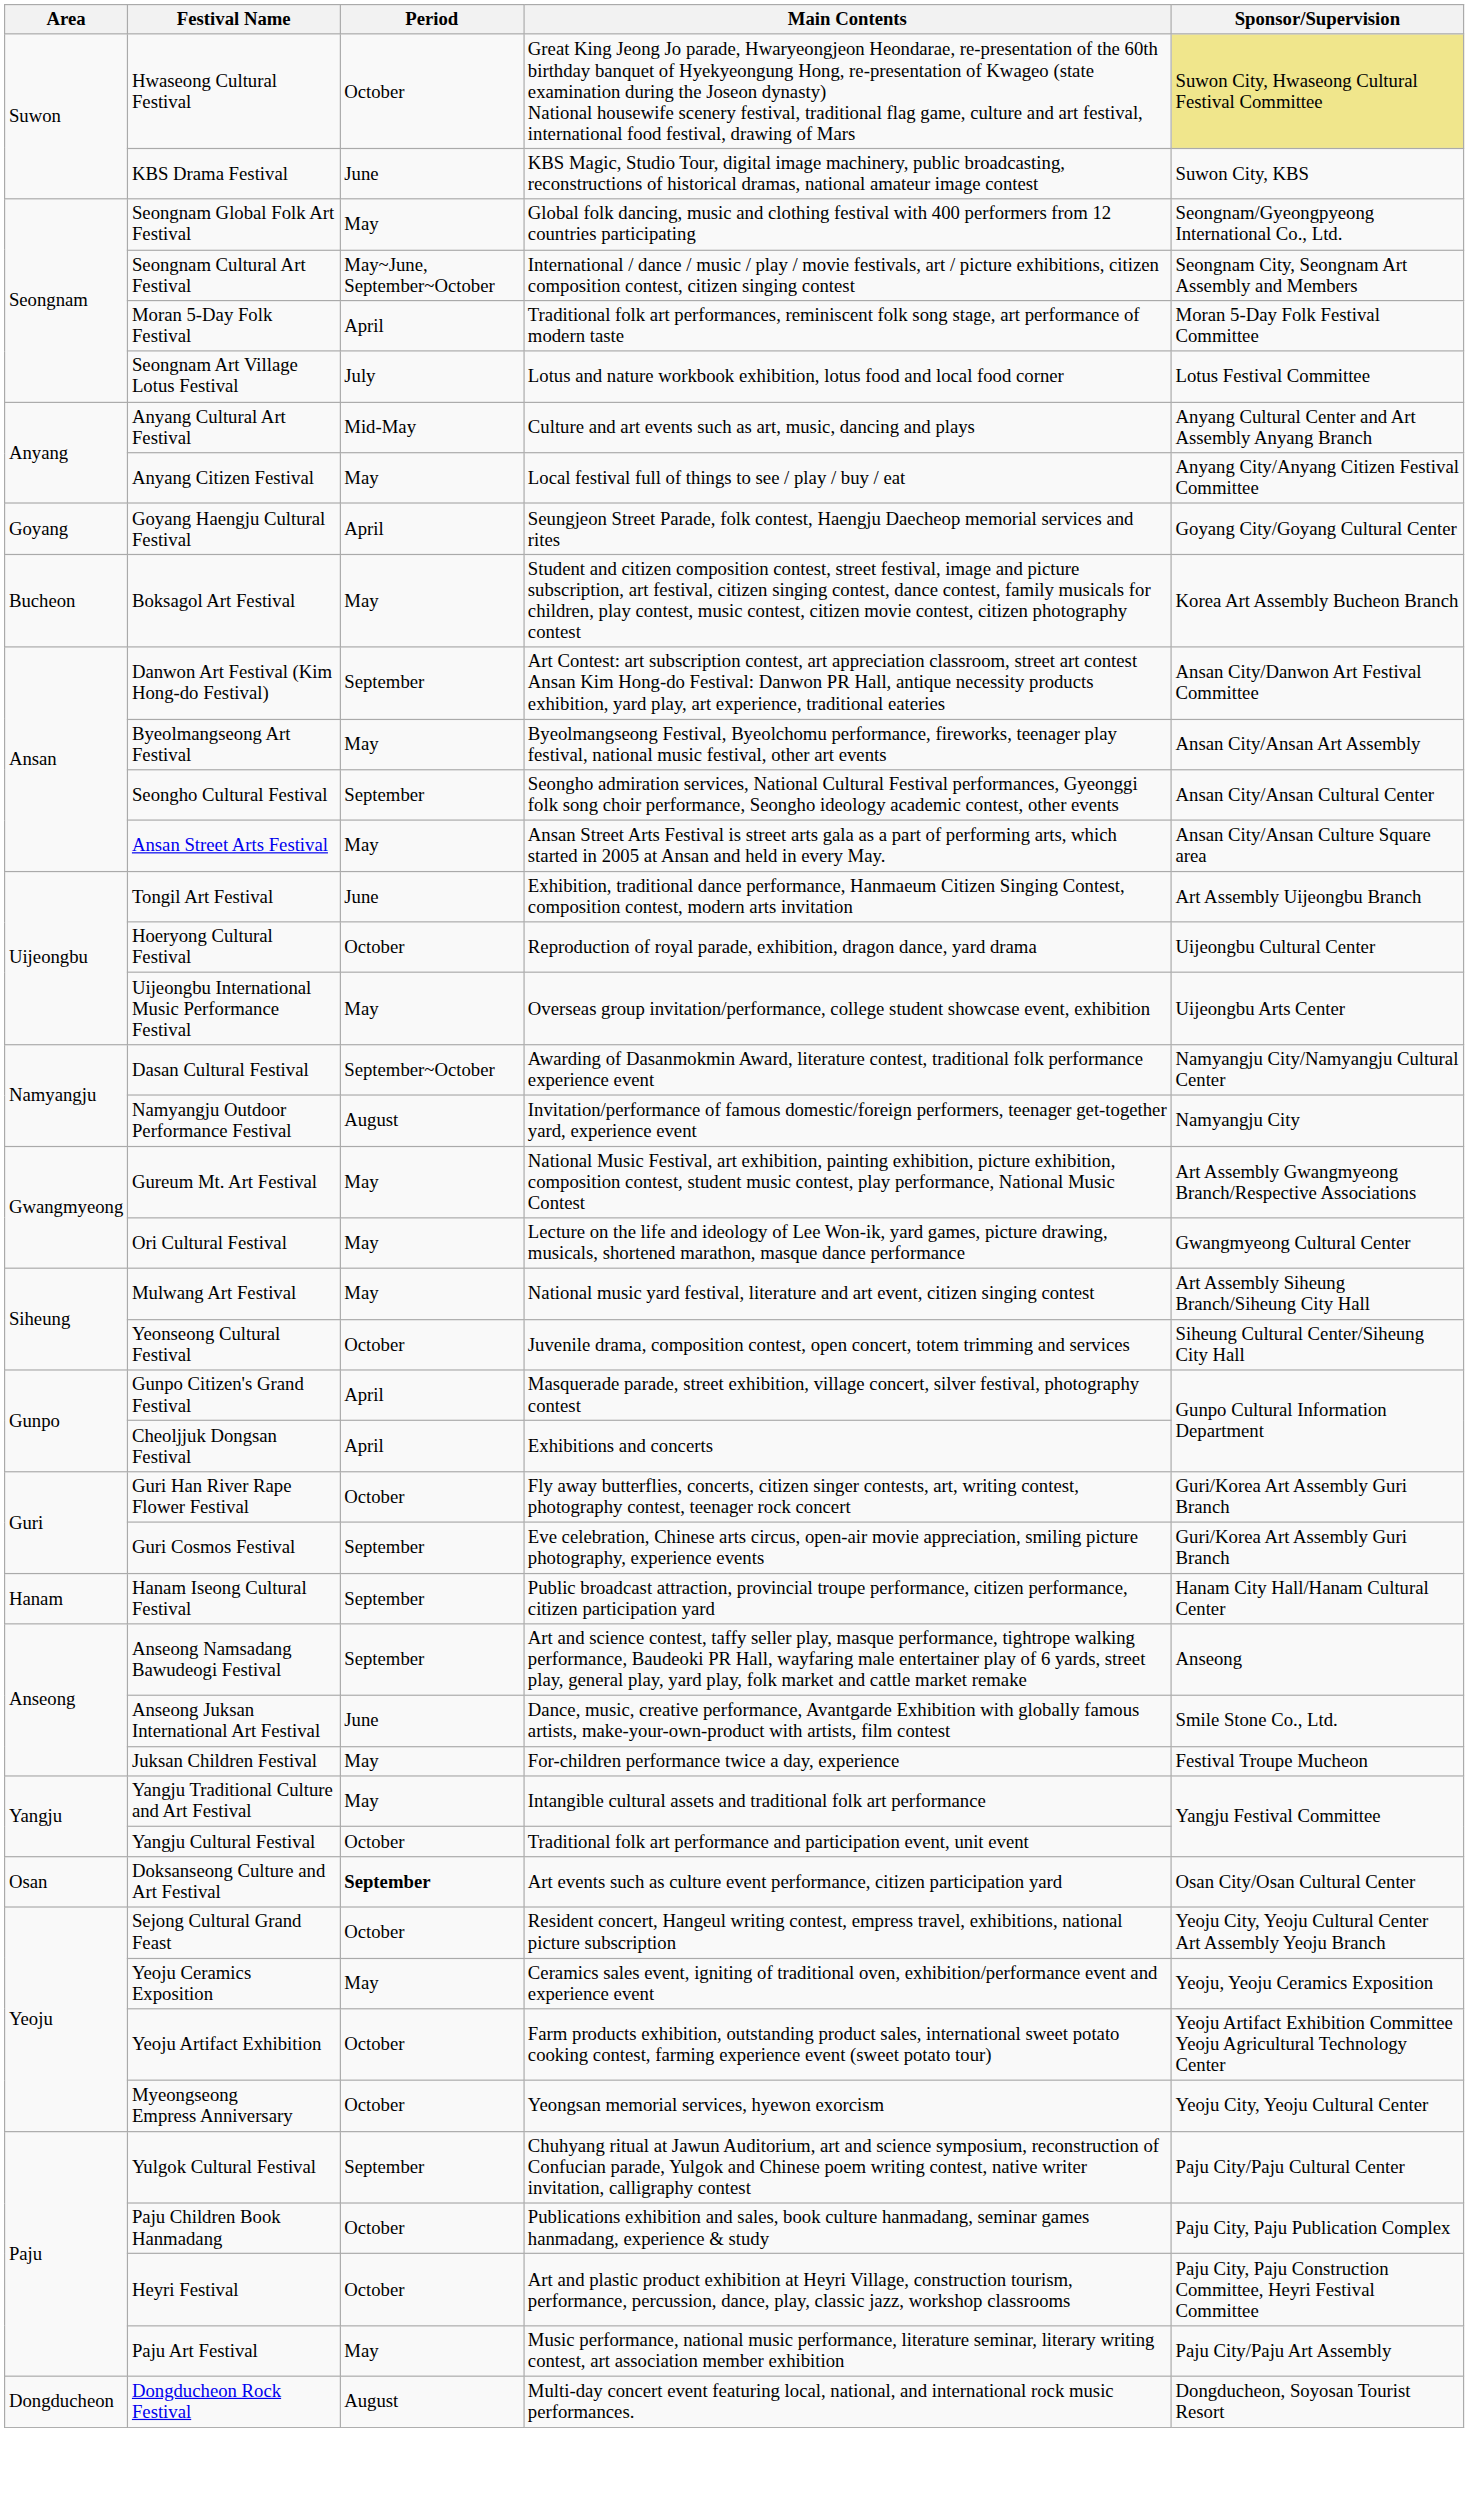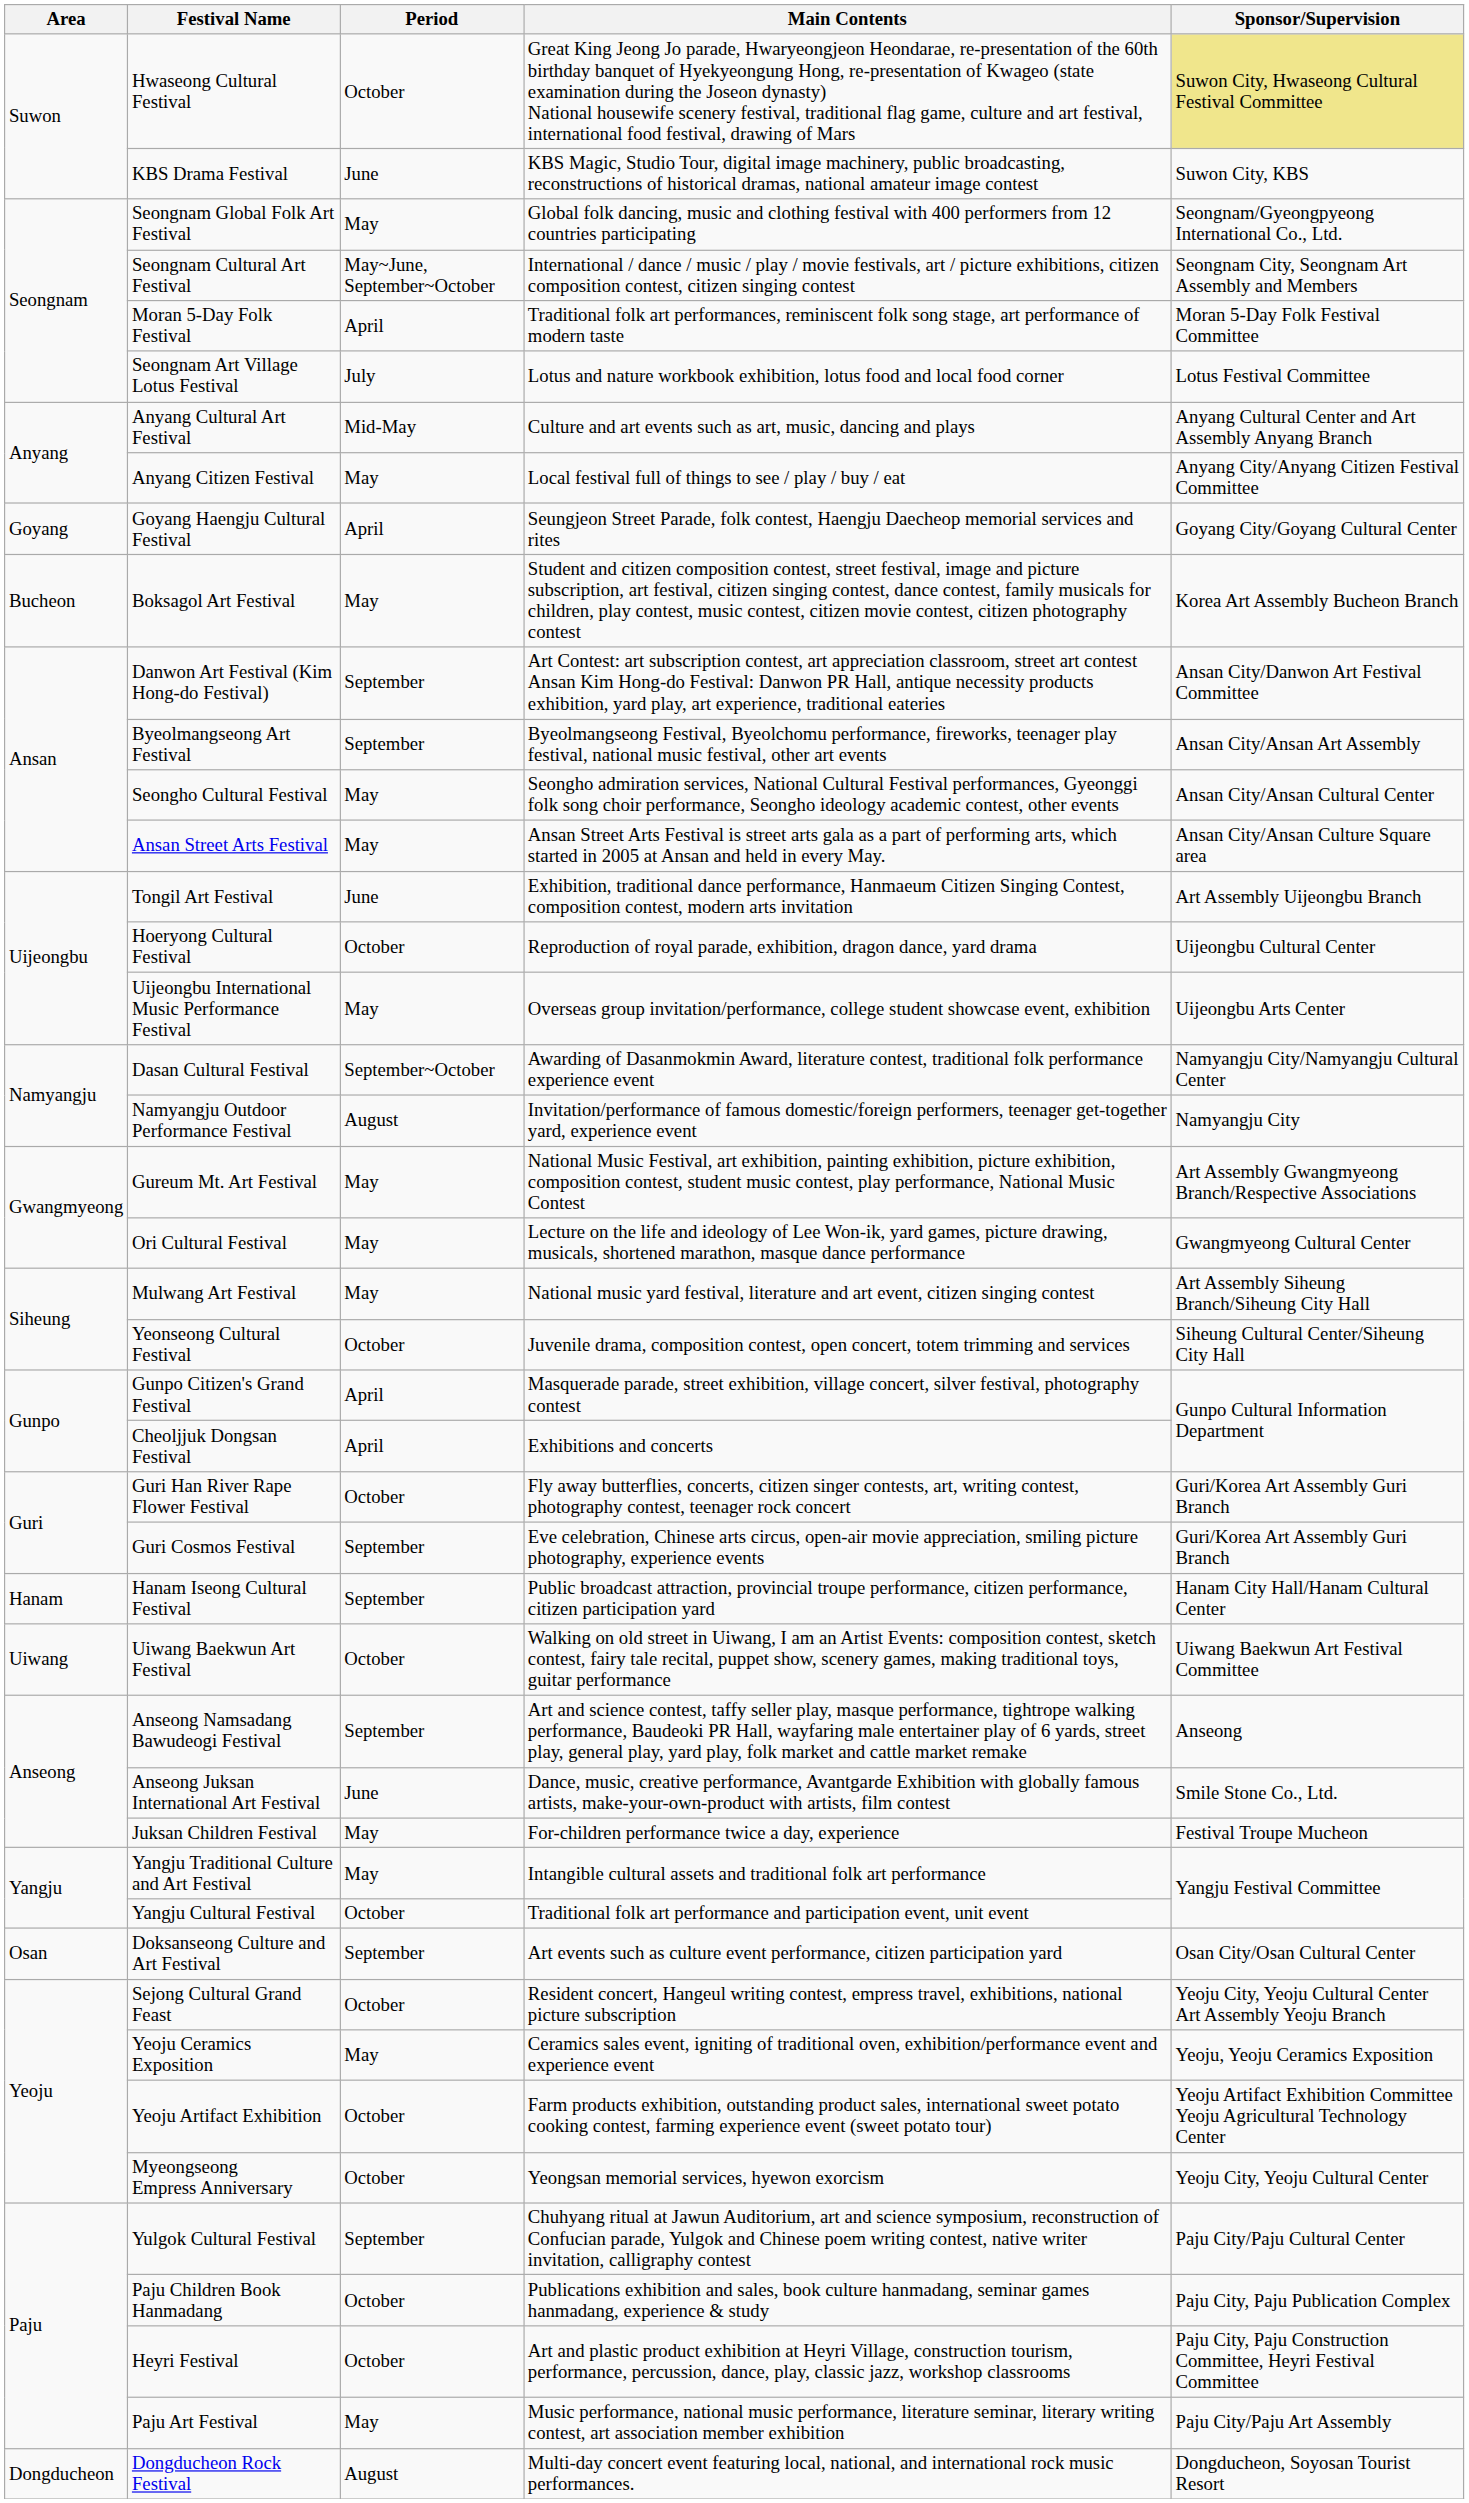(361, 744) May -> (384, 744) September
(384, 794) September -> (361, 794) May
+ row: (214, 1659)
(387, 1881) bold -> (384, 1953) normal
